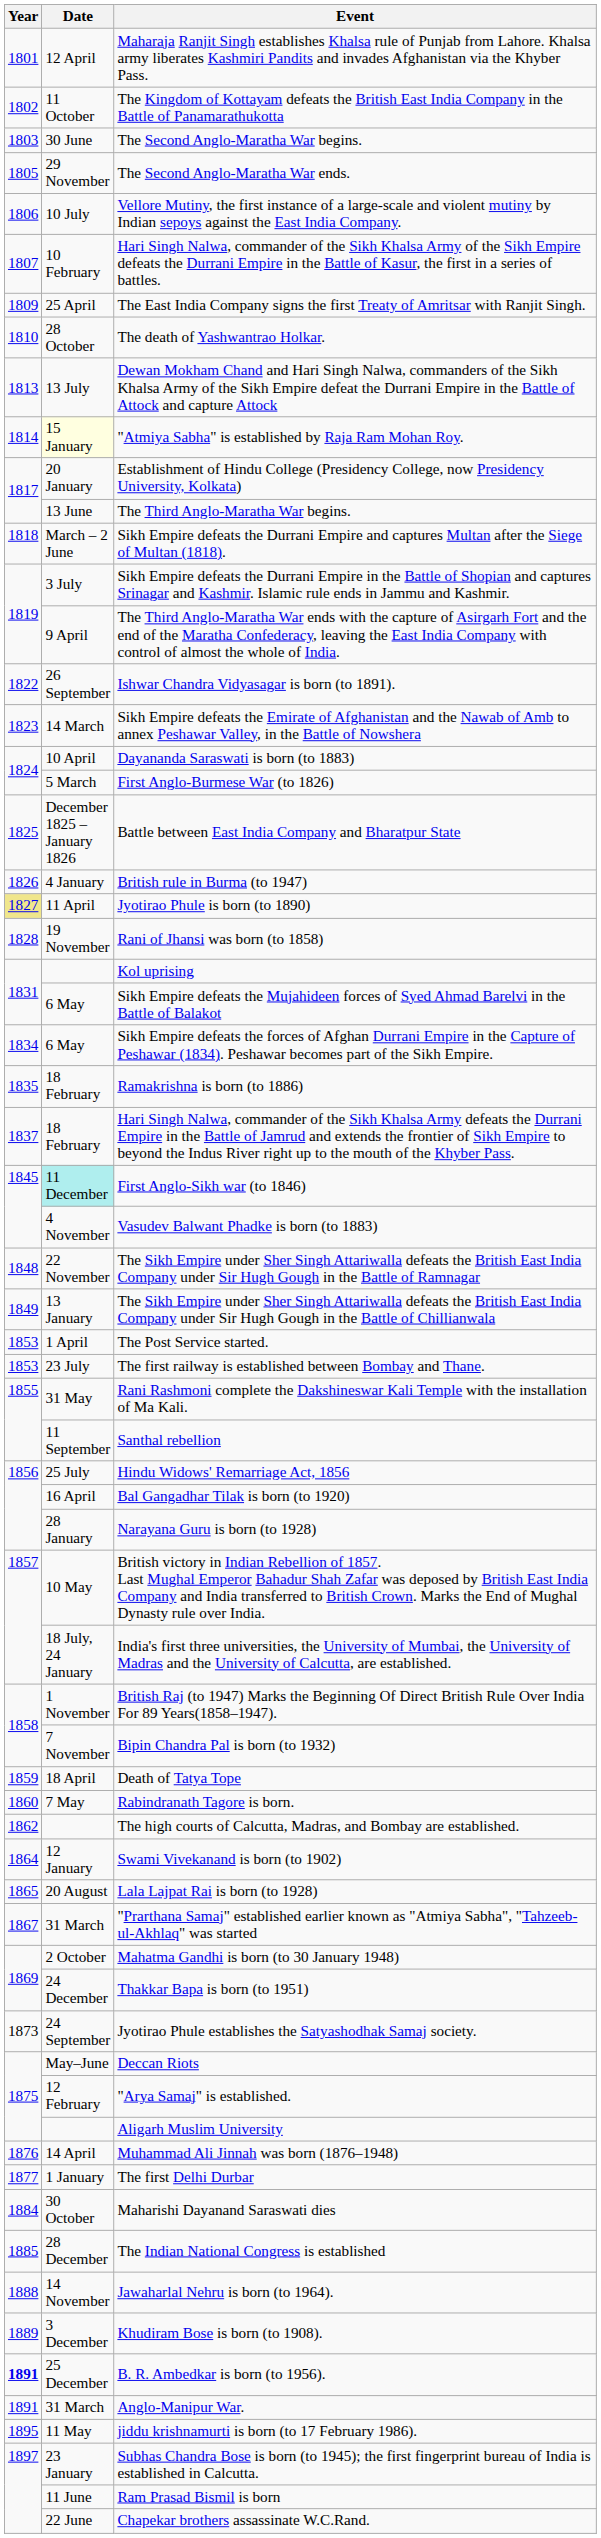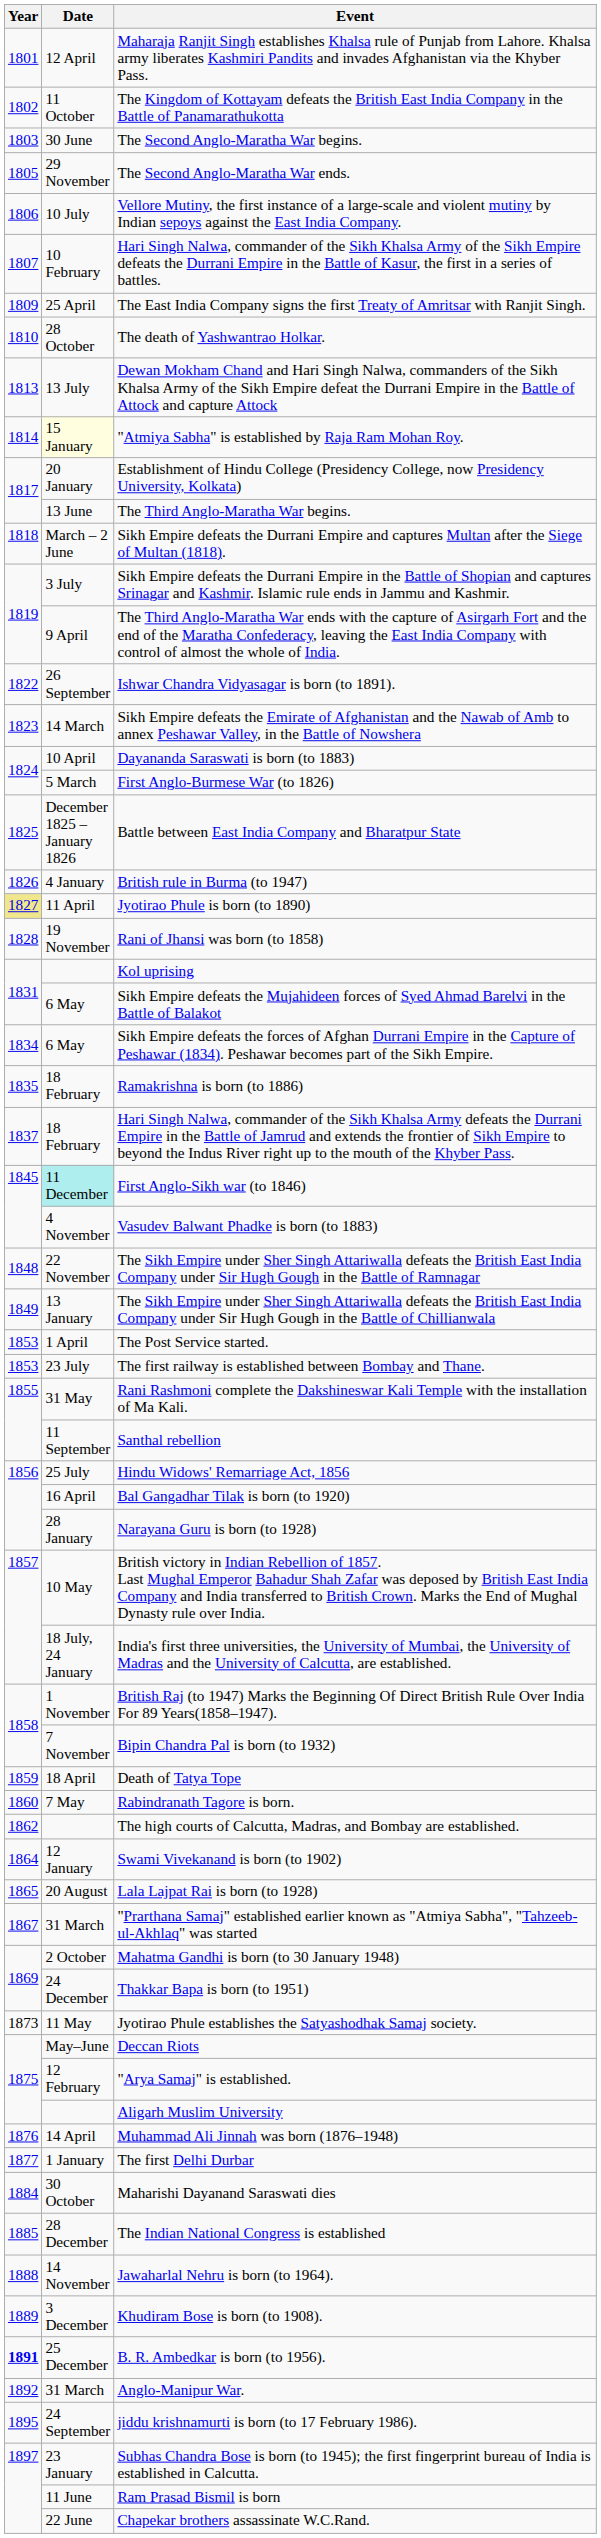(78, 2031) 24 September -> (69, 2022) 11 May
(23, 2407) 1891 -> (23, 2390) 1892
(69, 2431) 11 May -> (78, 2422) 24 September
